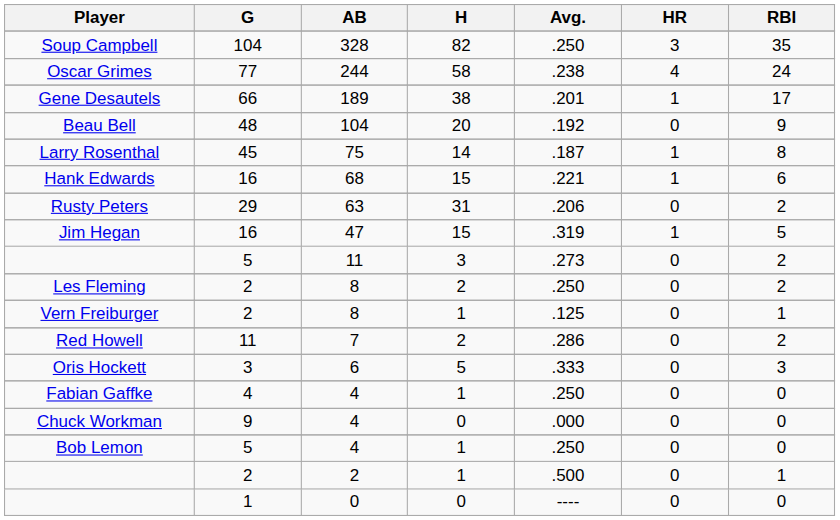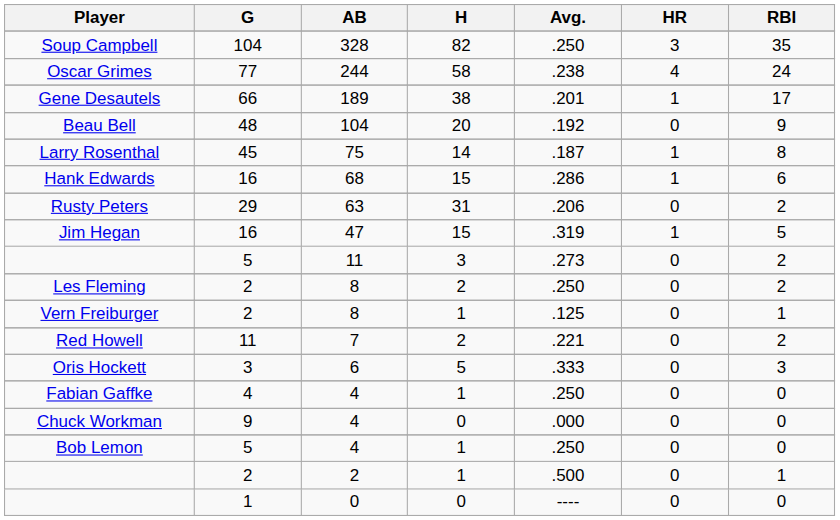(568, 179) .221 -> (568, 179) .286
(568, 340) .286 -> (568, 340) .221
